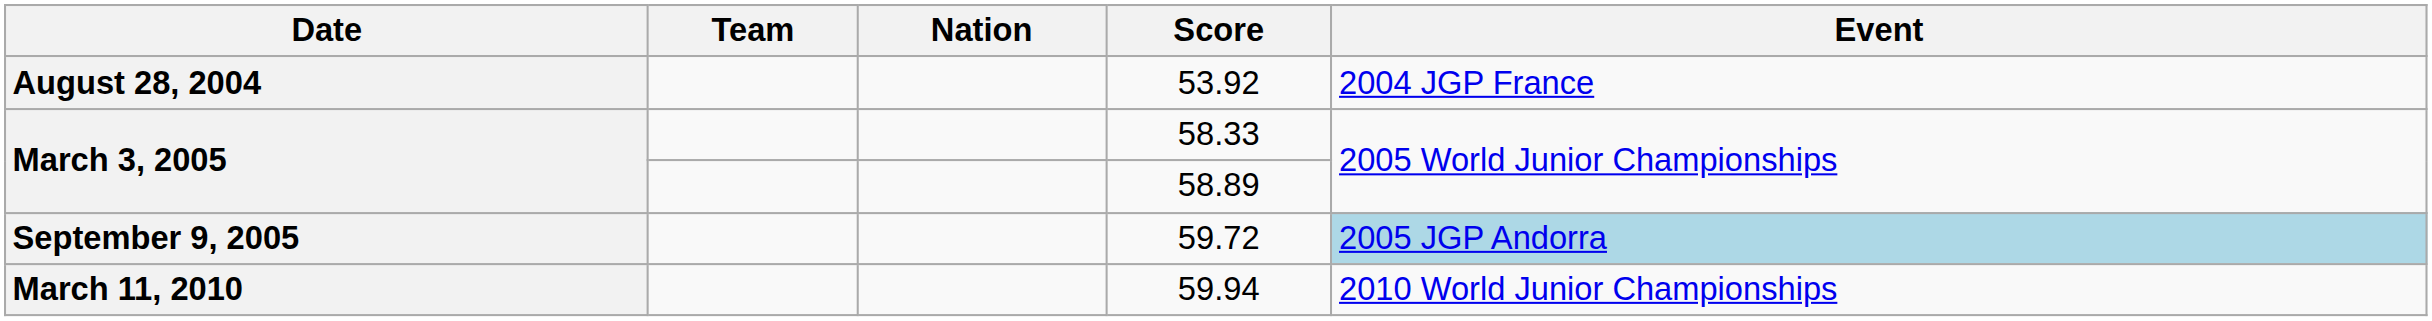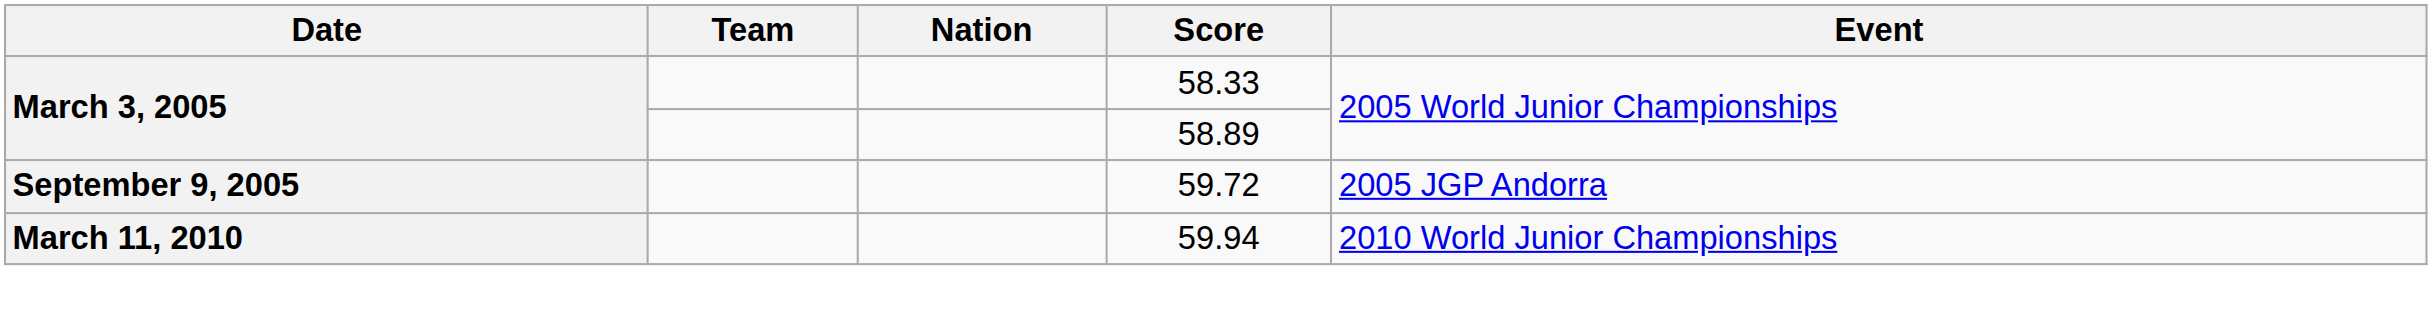- row: (1219, 82)
(1473, 237) lightblue background -> (1473, 185) no background
